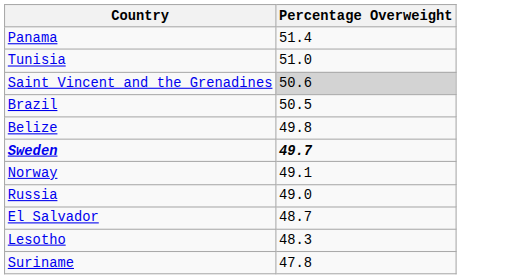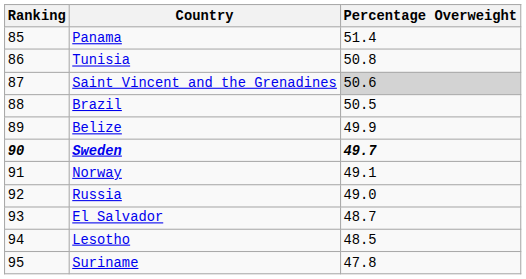+ column: (37, 16)
(296, 61) 51.0 -> (360, 61) 50.8
(296, 128) 49.8 -> (360, 128) 49.9
(296, 240) 48.3 -> (360, 240) 48.5
